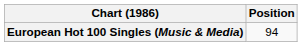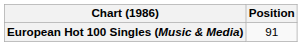(272, 32) 94 -> (272, 32) 91
